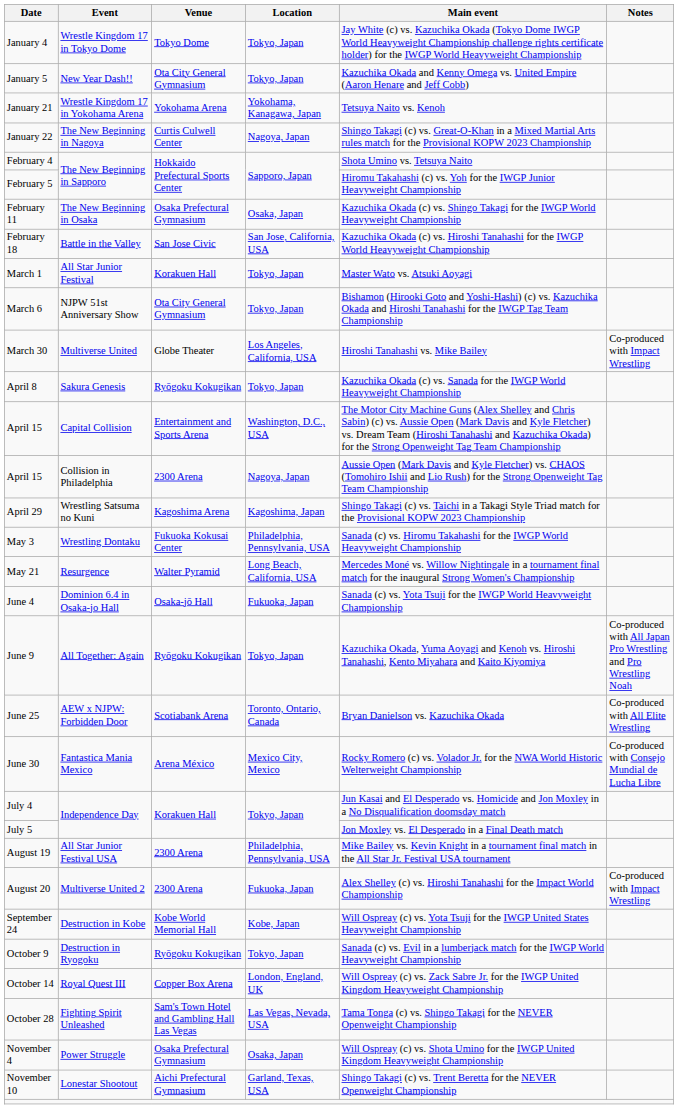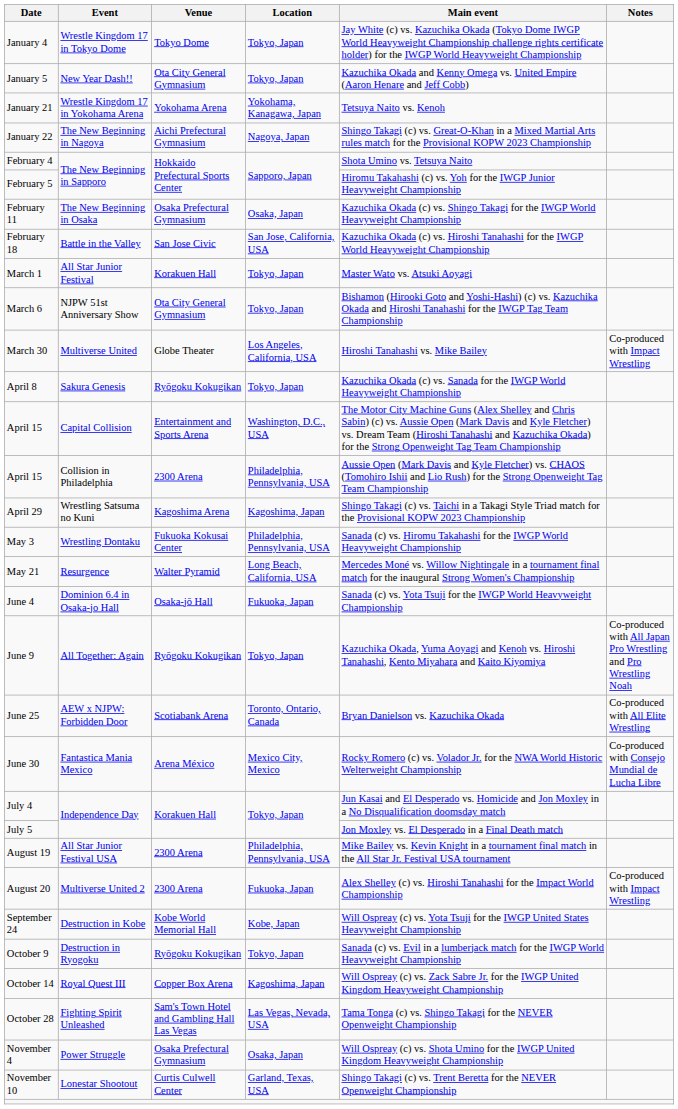(185, 137) Curtis Culwell Center -> (190, 137) Aichi Prefectural Gymnasium
(279, 476) Nagoya, Japan -> (289, 476) Philadelphia, Pennsylvania, USA
(285, 983) London, England, UK -> (286, 983) Kagoshima, Japan
(190, 1084) Aichi Prefectural Gymnasium -> (185, 1084) Curtis Culwell Center
